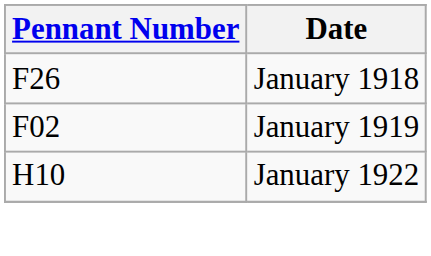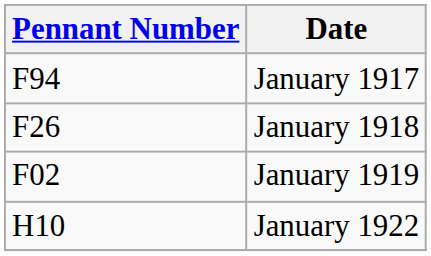+ row: (336, 77)
